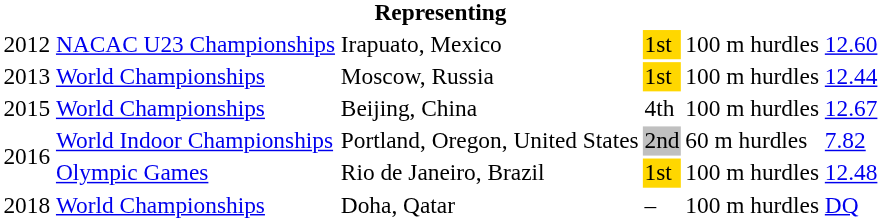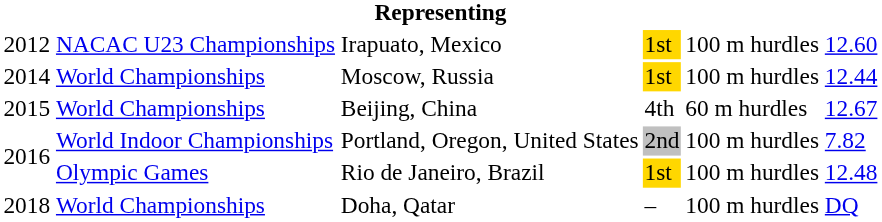(27, 76) 2013 -> (27, 76) 2014
(752, 108) 100 m hurdles -> (746, 108) 60 m hurdles
(746, 140) 60 m hurdles -> (752, 140) 100 m hurdles
